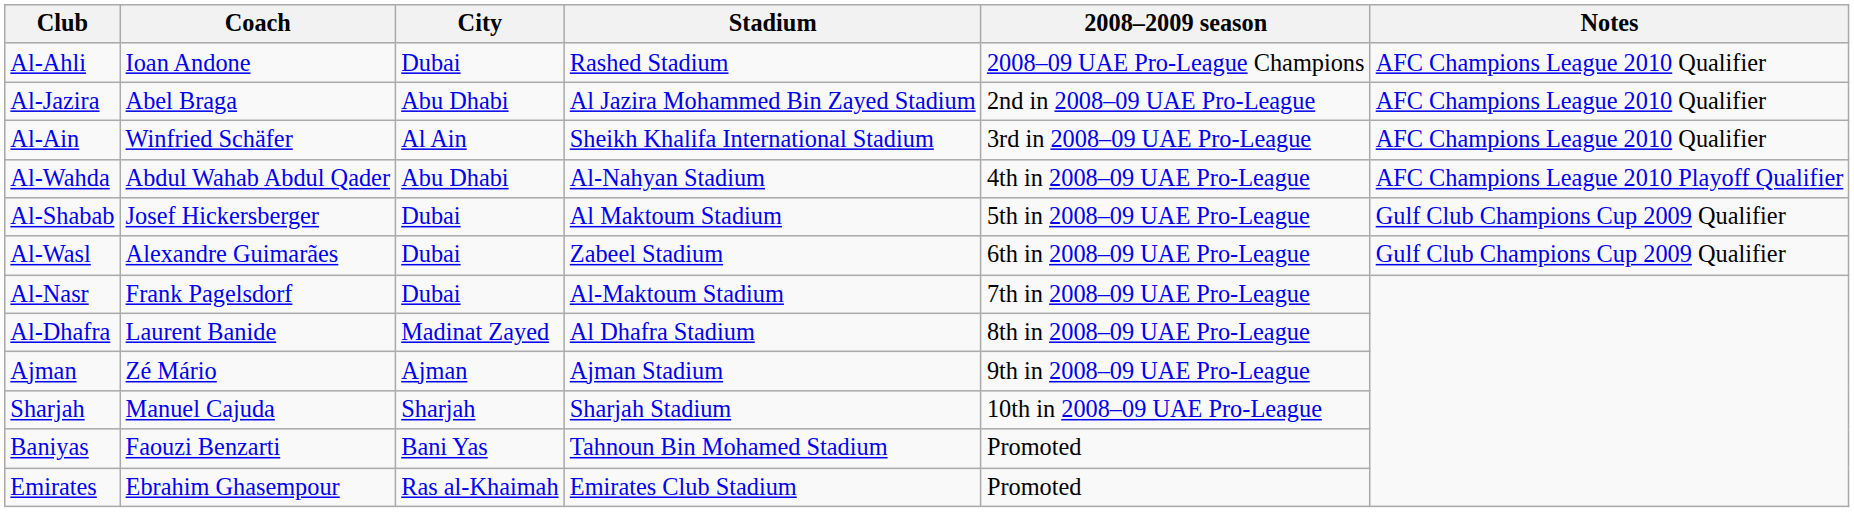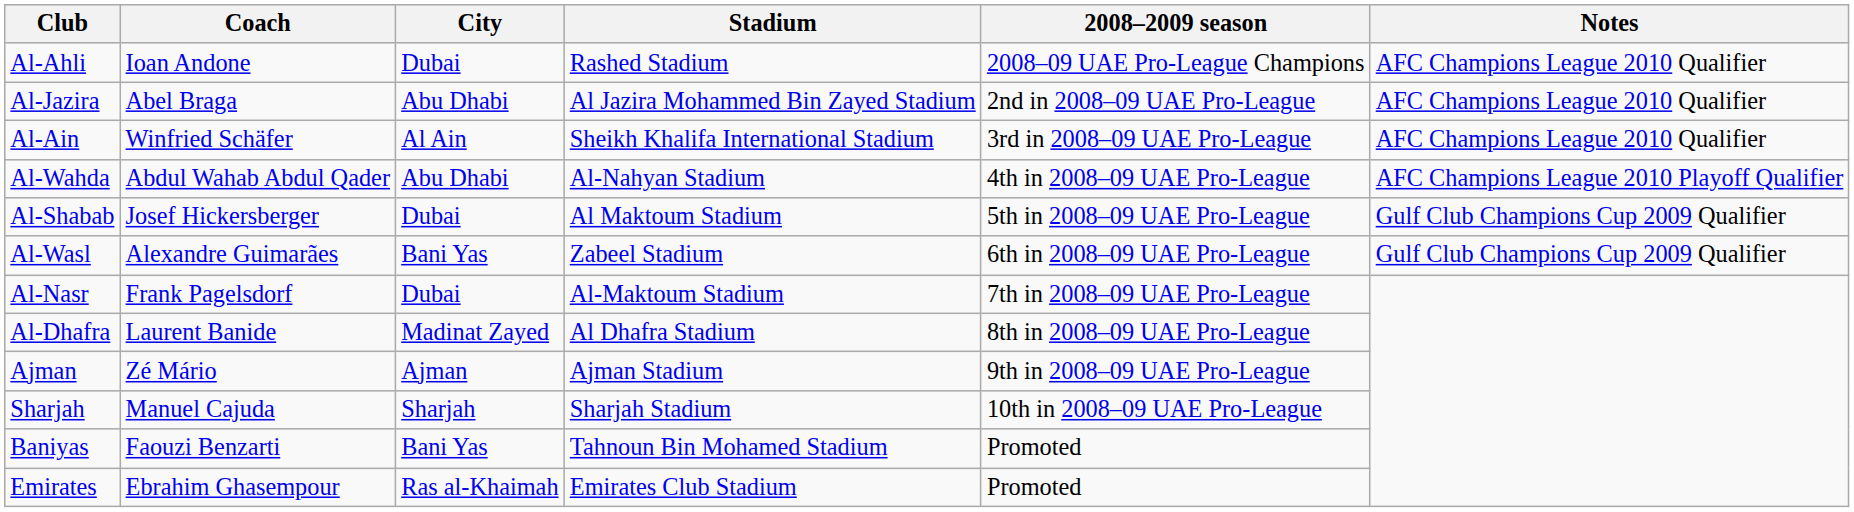(431, 255) Dubai -> (444, 255) Bani Yas
